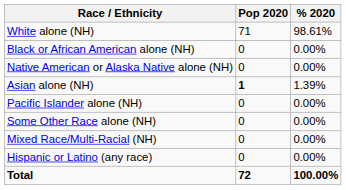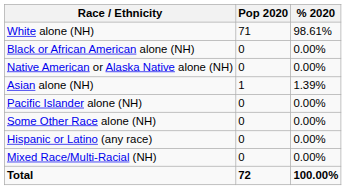(241, 85) bold -> (241, 85) normal
rows swapped: (82, 139) <-> (80, 157)
